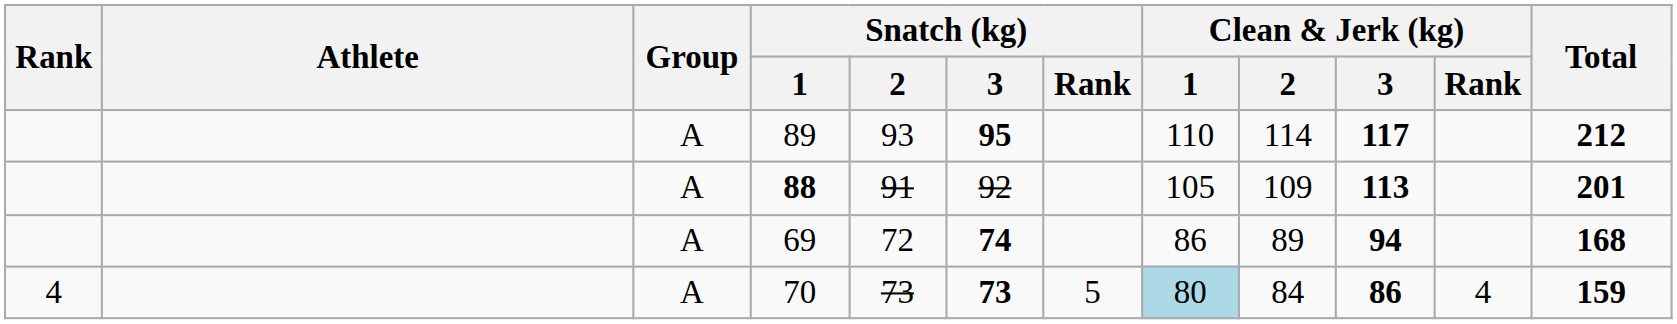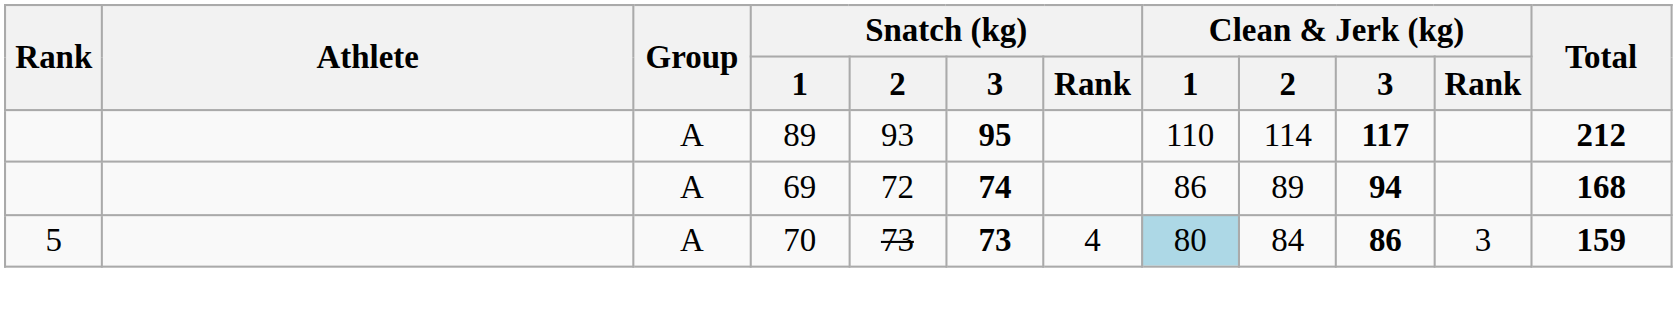- row: (800, 187)
(54, 291) 4 -> (54, 239) 5
(1093, 291) 5 -> (1093, 239) 4
(1483, 291) 4 -> (1483, 239) 3
